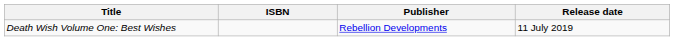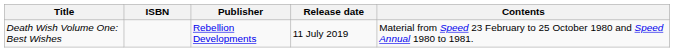+ column: (523, 12)
